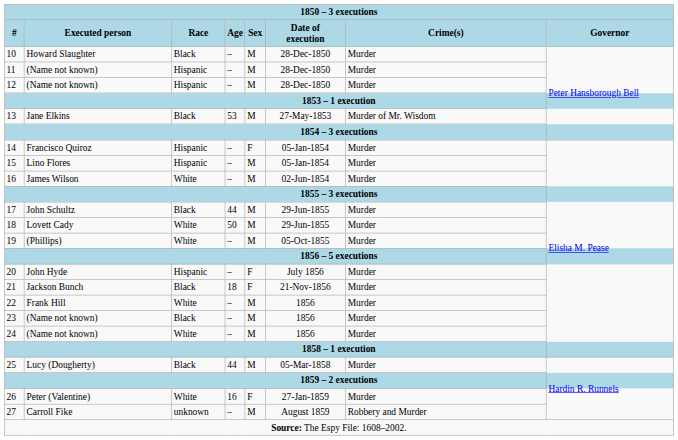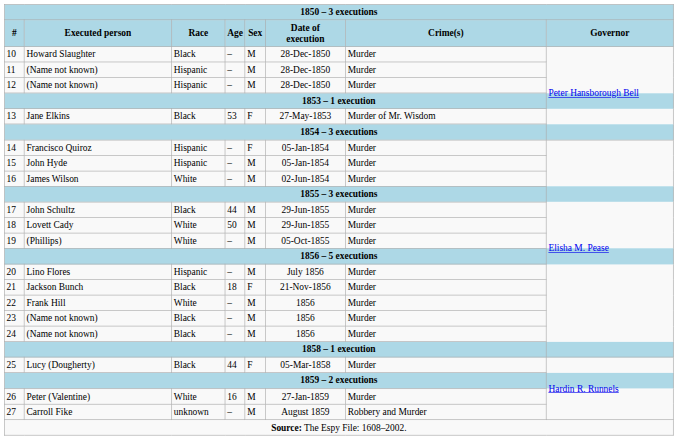(252, 116) M -> (250, 116) F
(48, 163) Lino Flores -> (47, 163) John Hyde
(47, 272) John Hyde -> (48, 272) Lino Flores
(250, 272) F -> (252, 272) M
(185, 334) White -> (185, 334) Black
(252, 365) M -> (250, 365) F
(250, 396) F -> (252, 396) M
